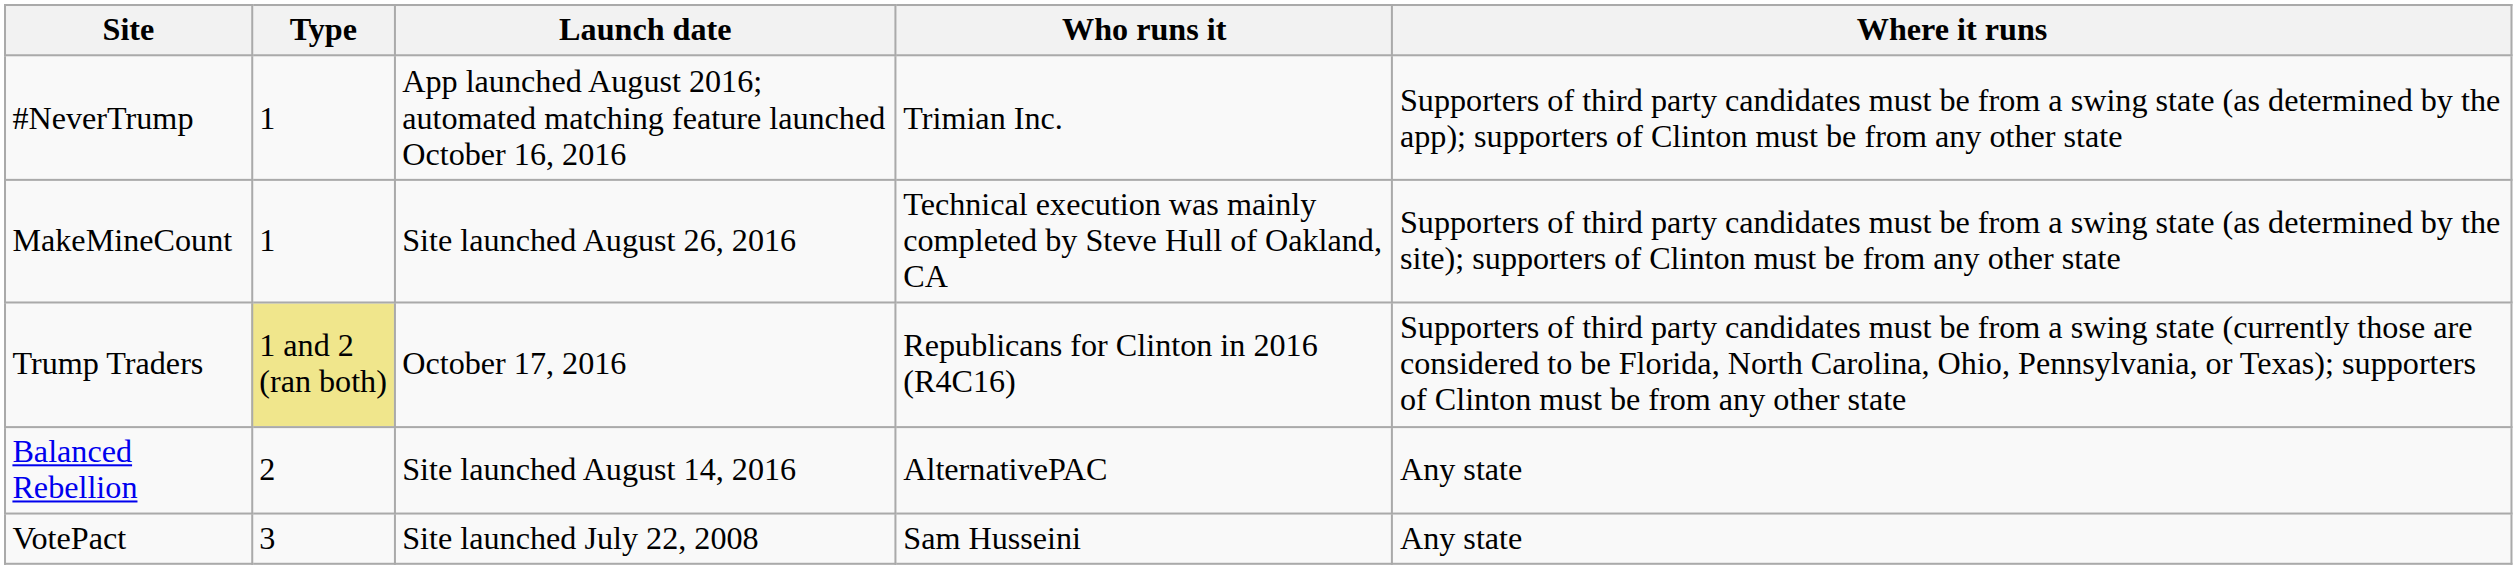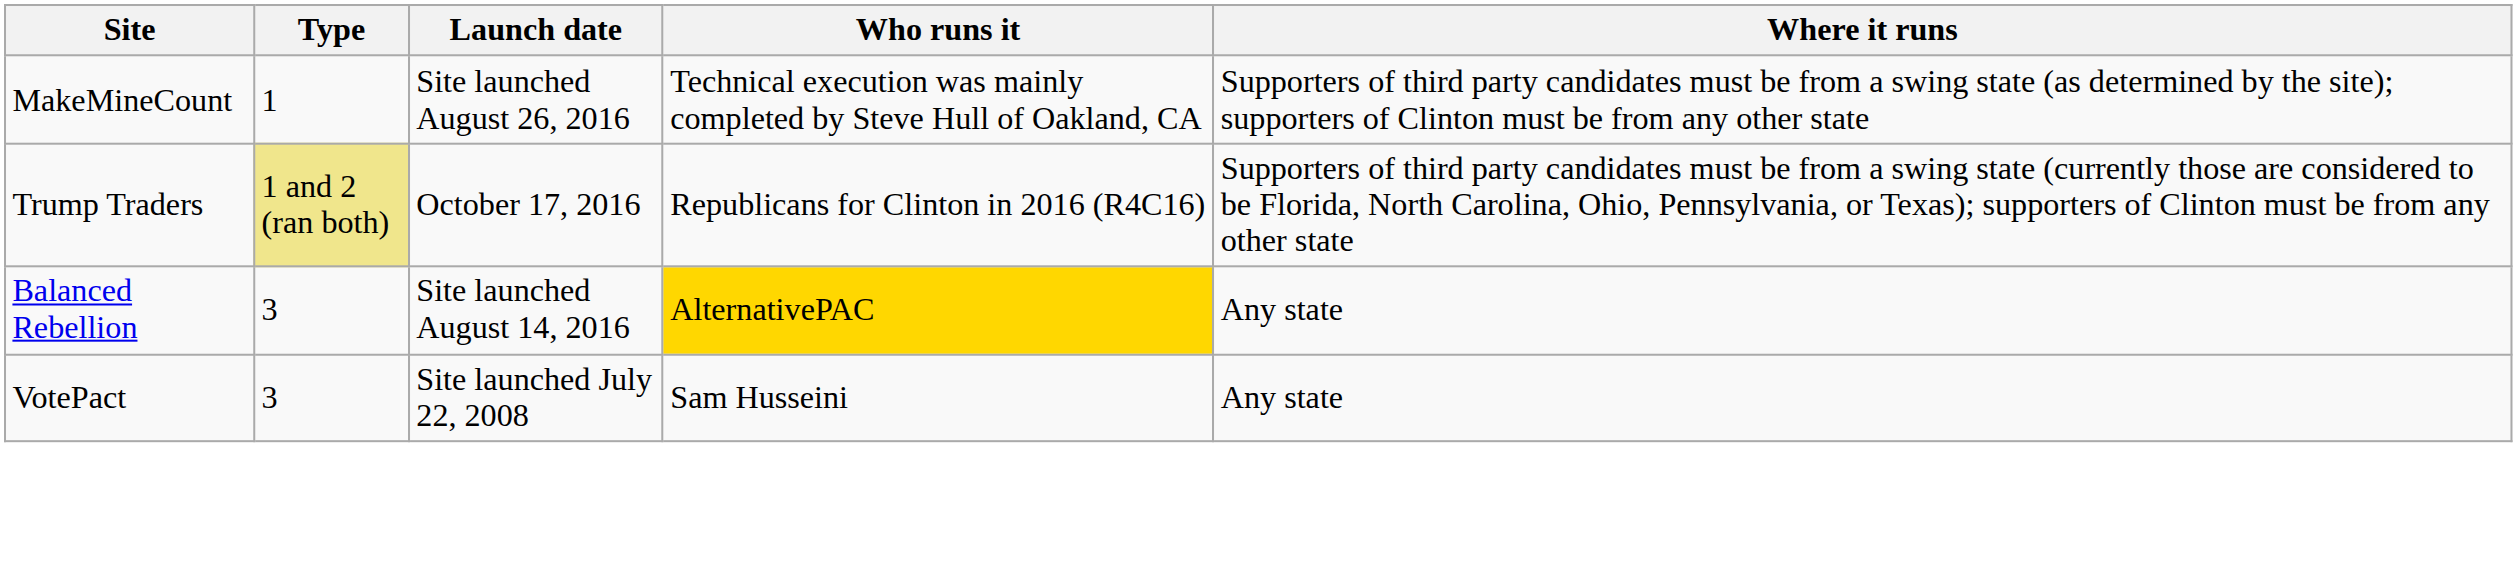- row: (103, 117)
(267, 469) 2 -> (270, 309) 3
(1005, 469) no background -> (772, 309) gold background
